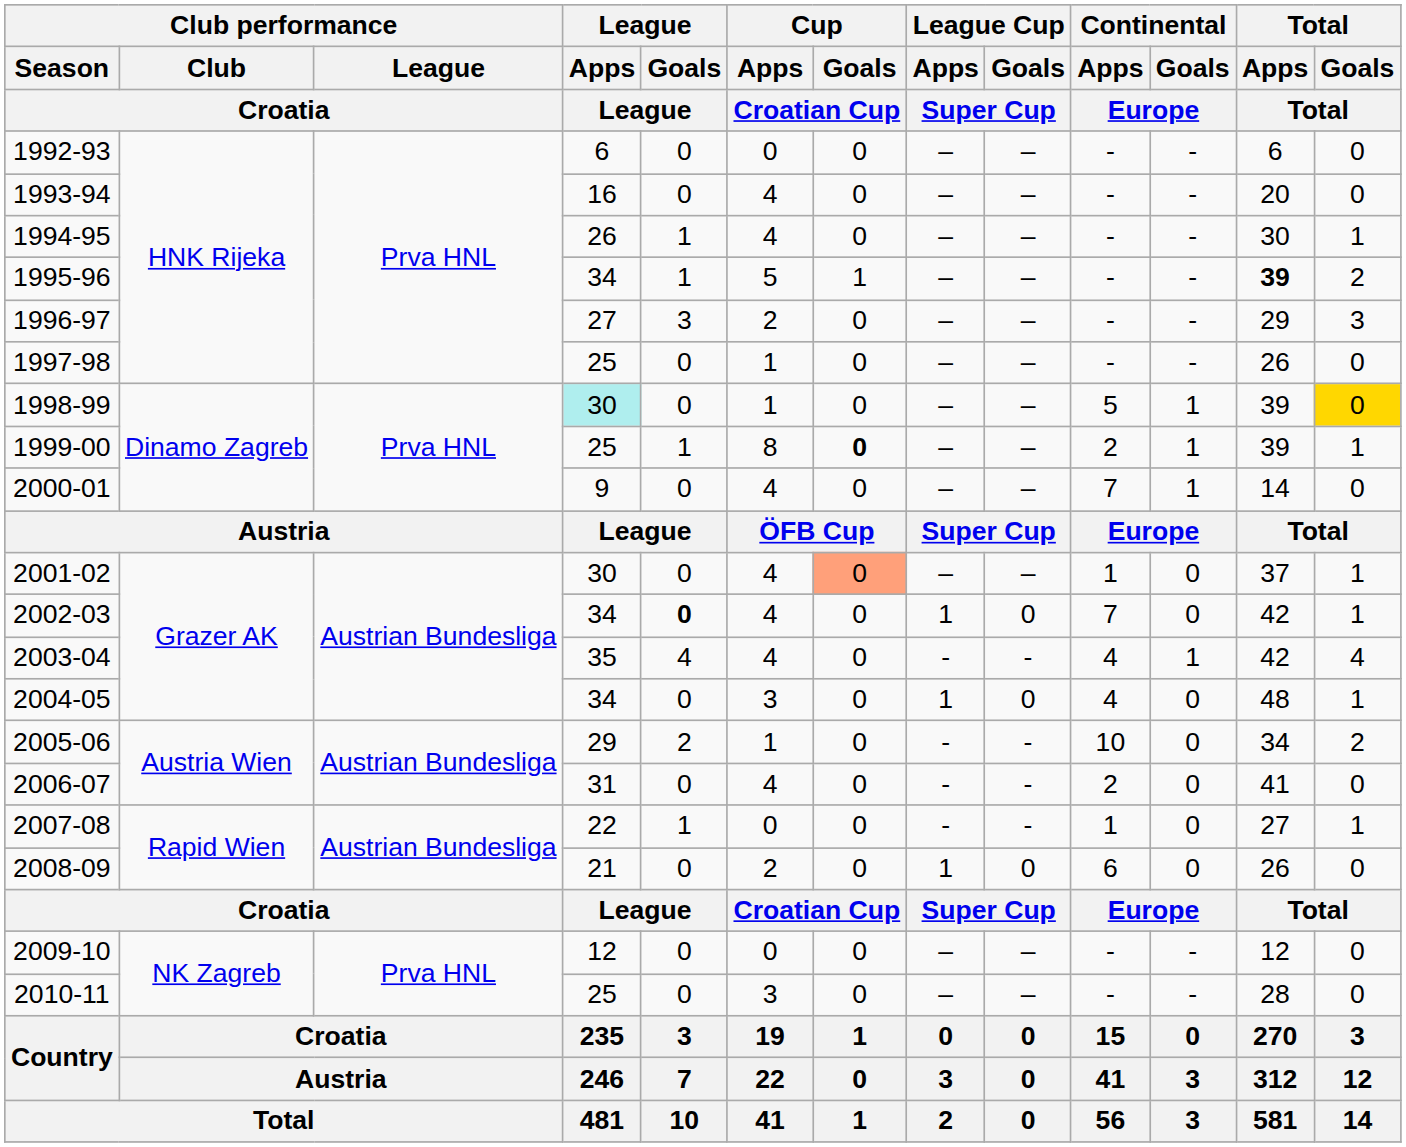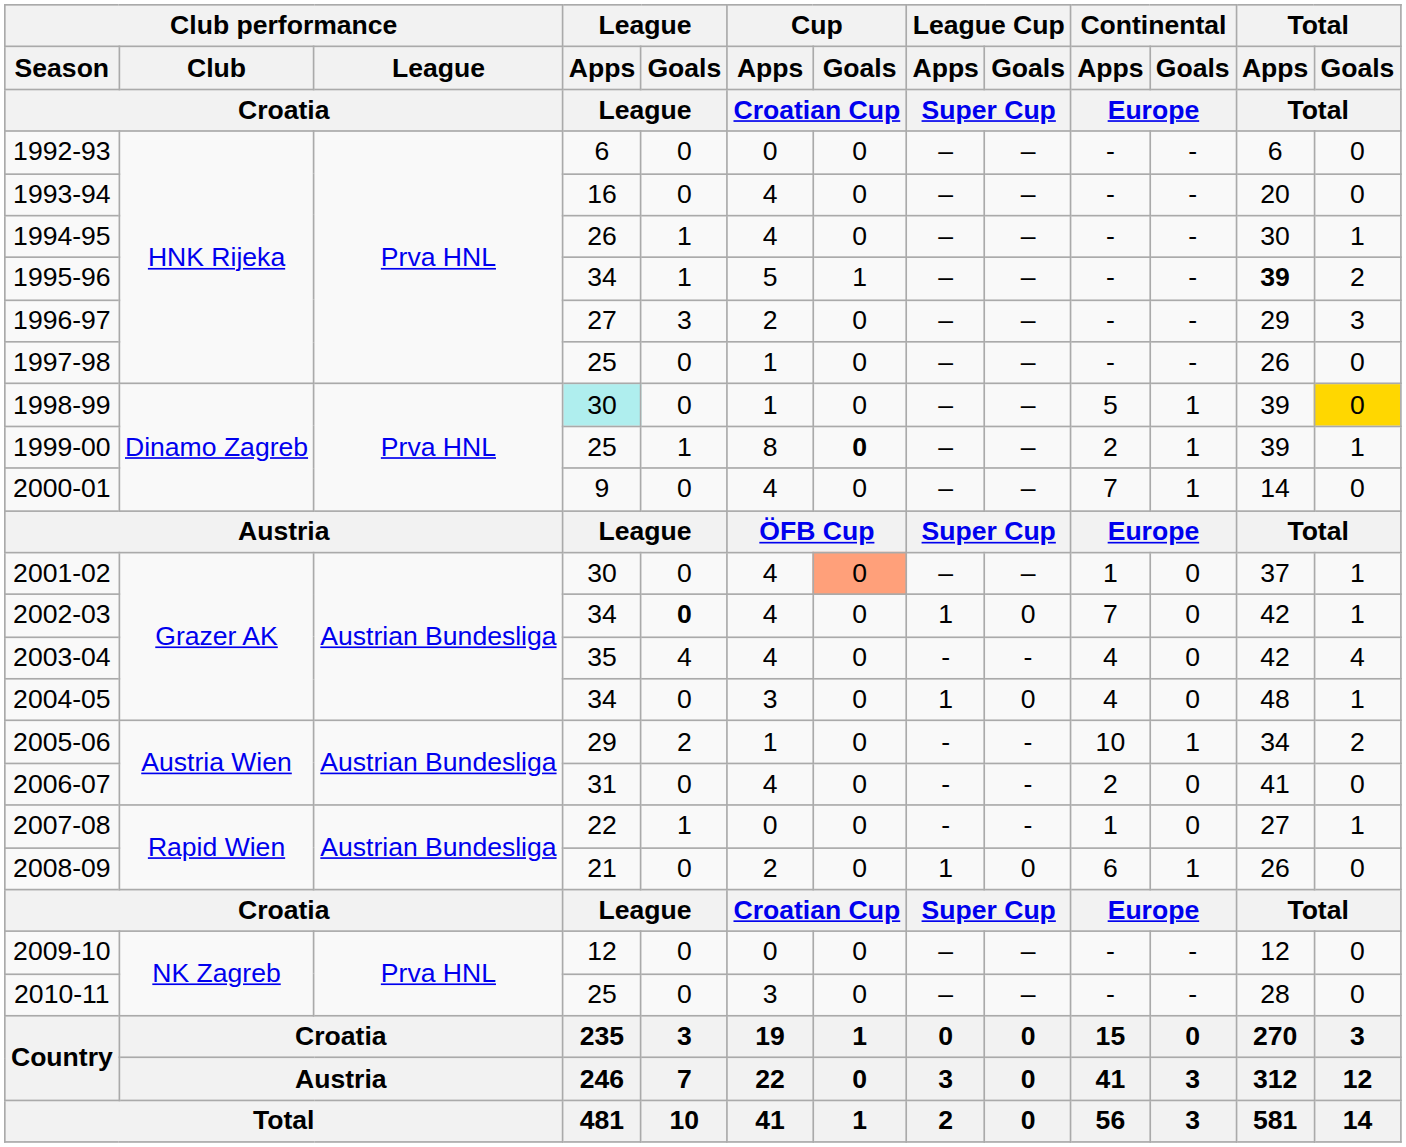(1193, 657) 1 -> (1193, 657) 0
(1193, 741) 0 -> (1193, 741) 1
(1193, 868) 0 -> (1193, 868) 1
